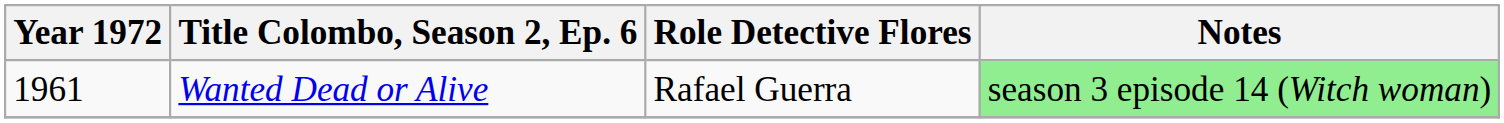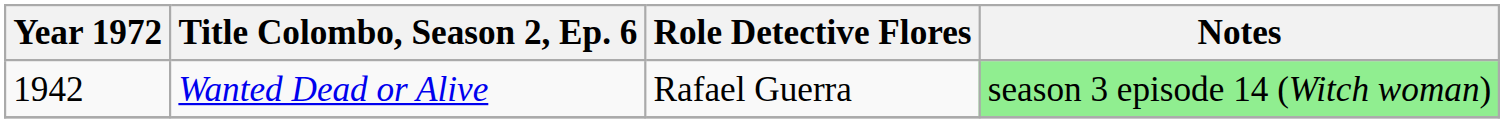(48, 88) 1961 -> (48, 88) 1942
